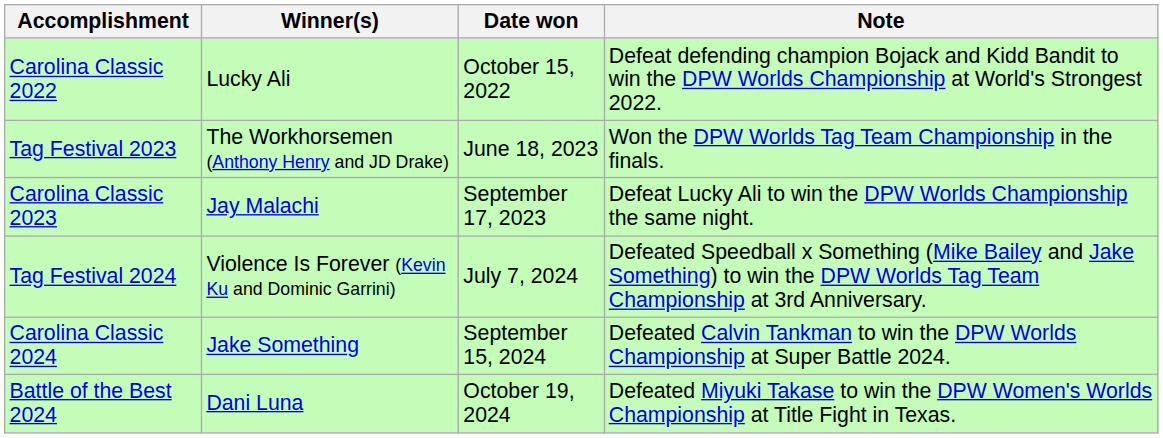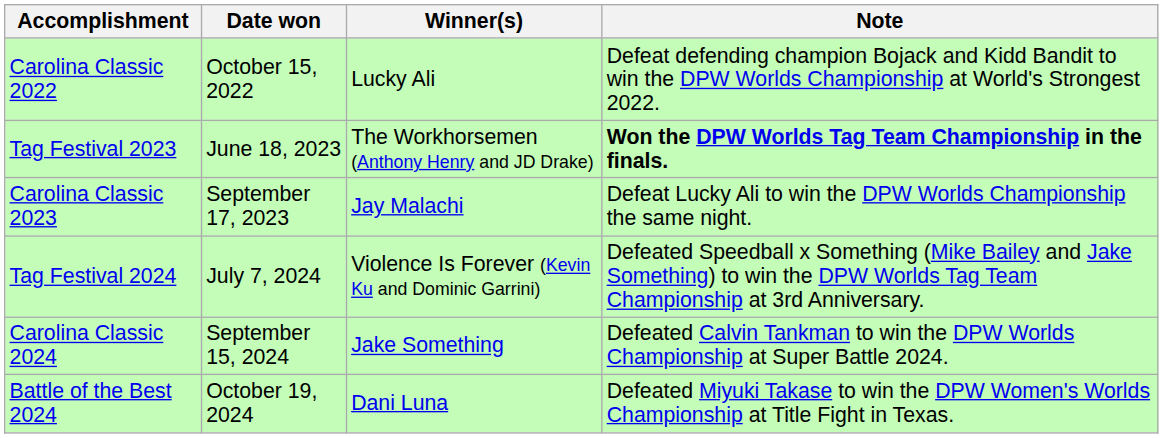columns swapped: (330, 21) <-> (531, 21)
(861, 148) normal -> (874, 148) bold
